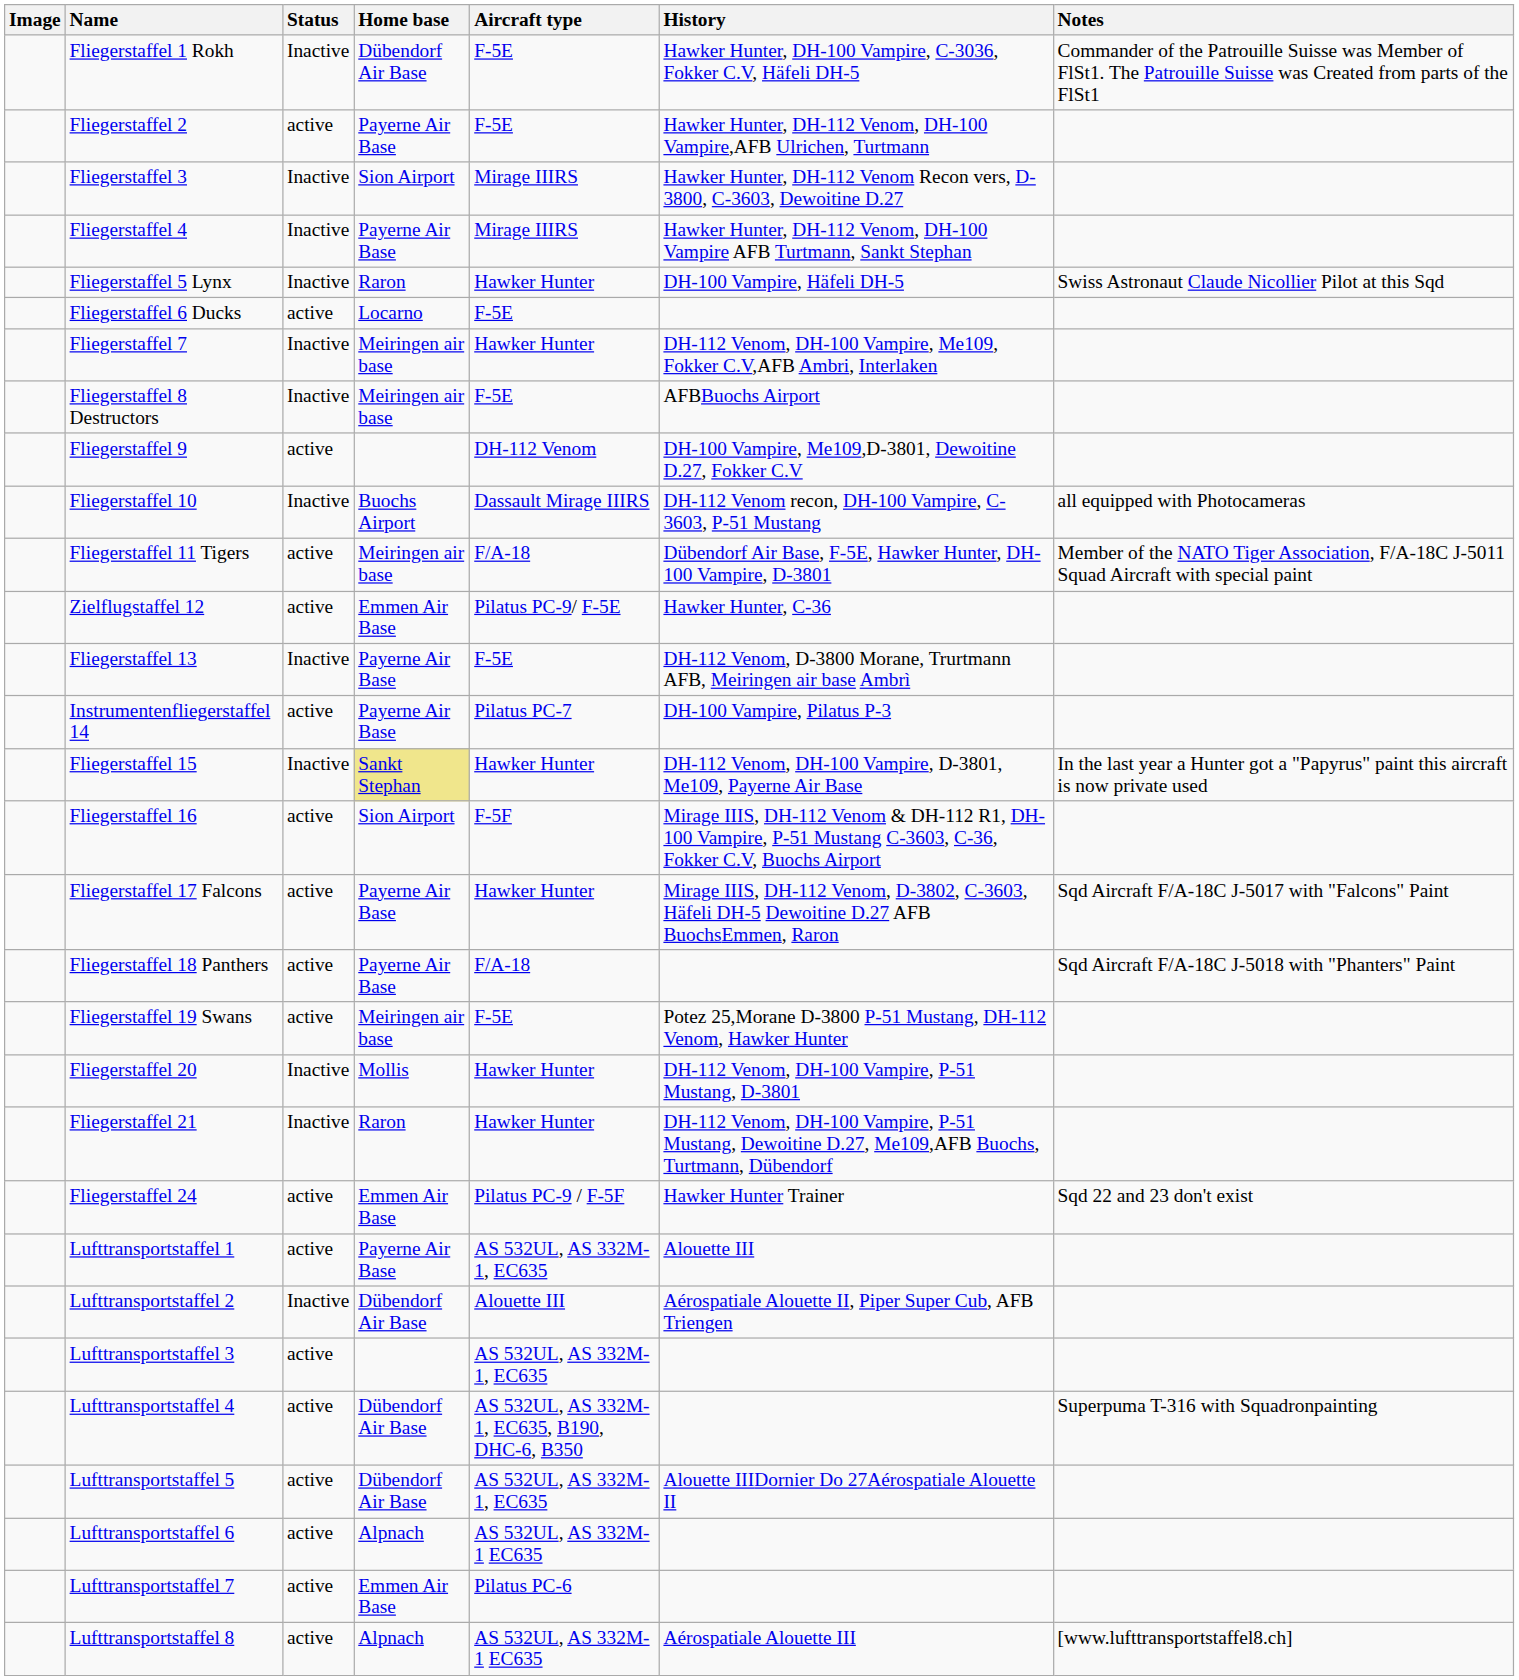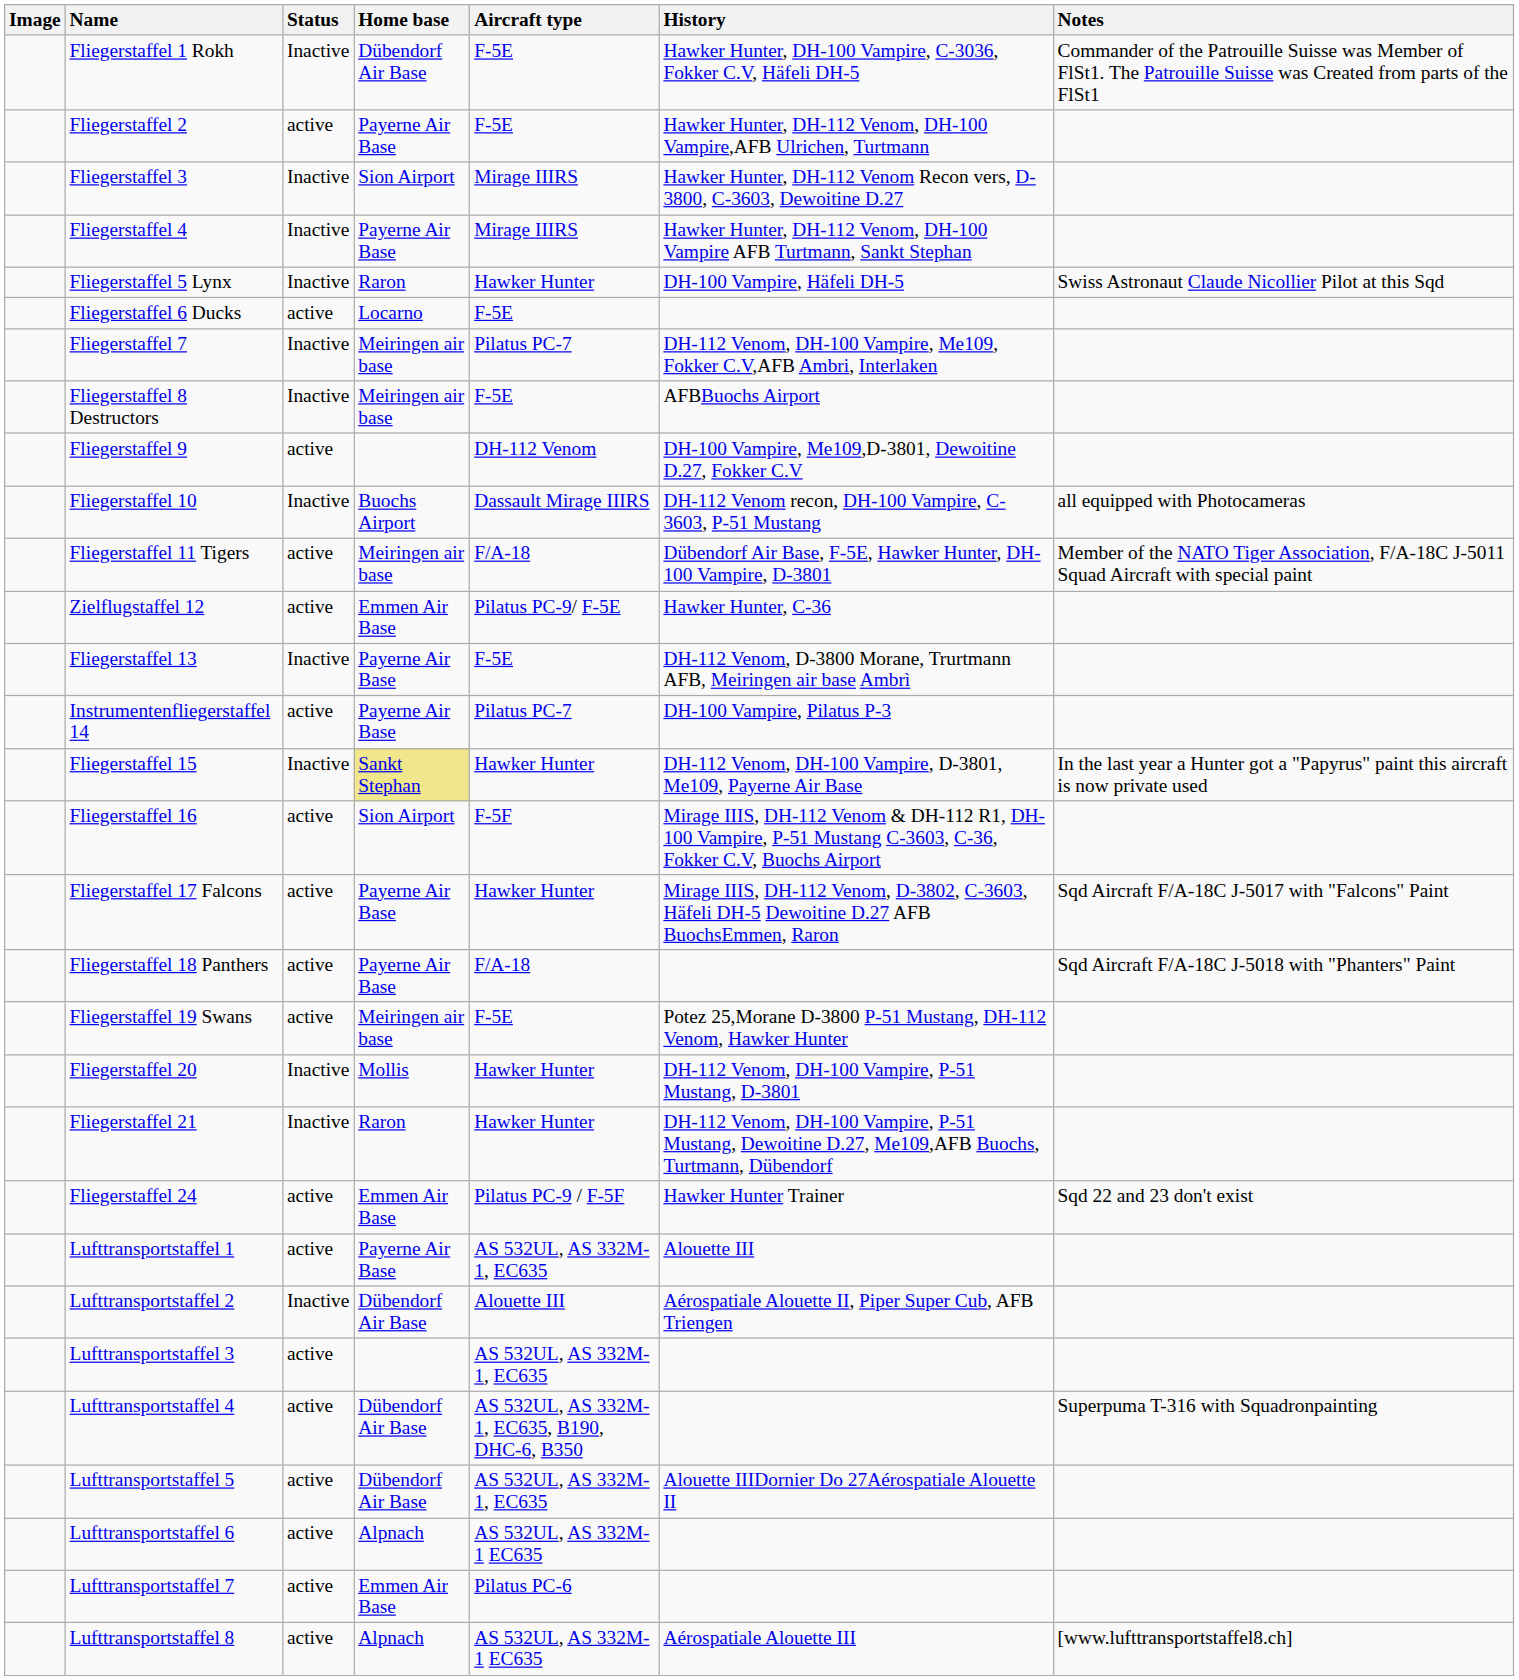(534, 343) Hawker Hunter -> (523, 343) Pilatus PC-7
